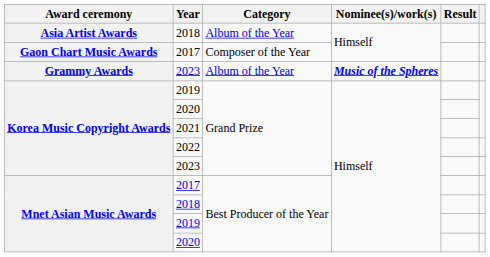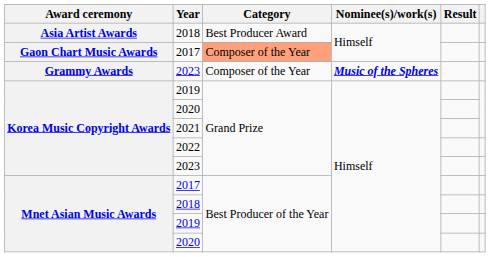(250, 33) Album of the Year -> (256, 33) Best Producer Award
(258, 52) no background -> (258, 52) lightsalmon background
(250, 71) Album of the Year -> (258, 71) Composer of the Year
